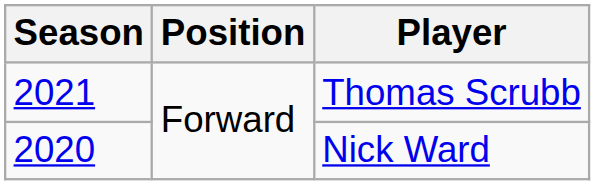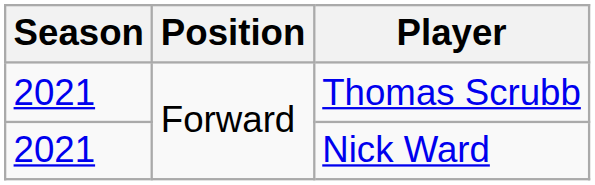(54, 149) 2020 -> (54, 149) 2021
